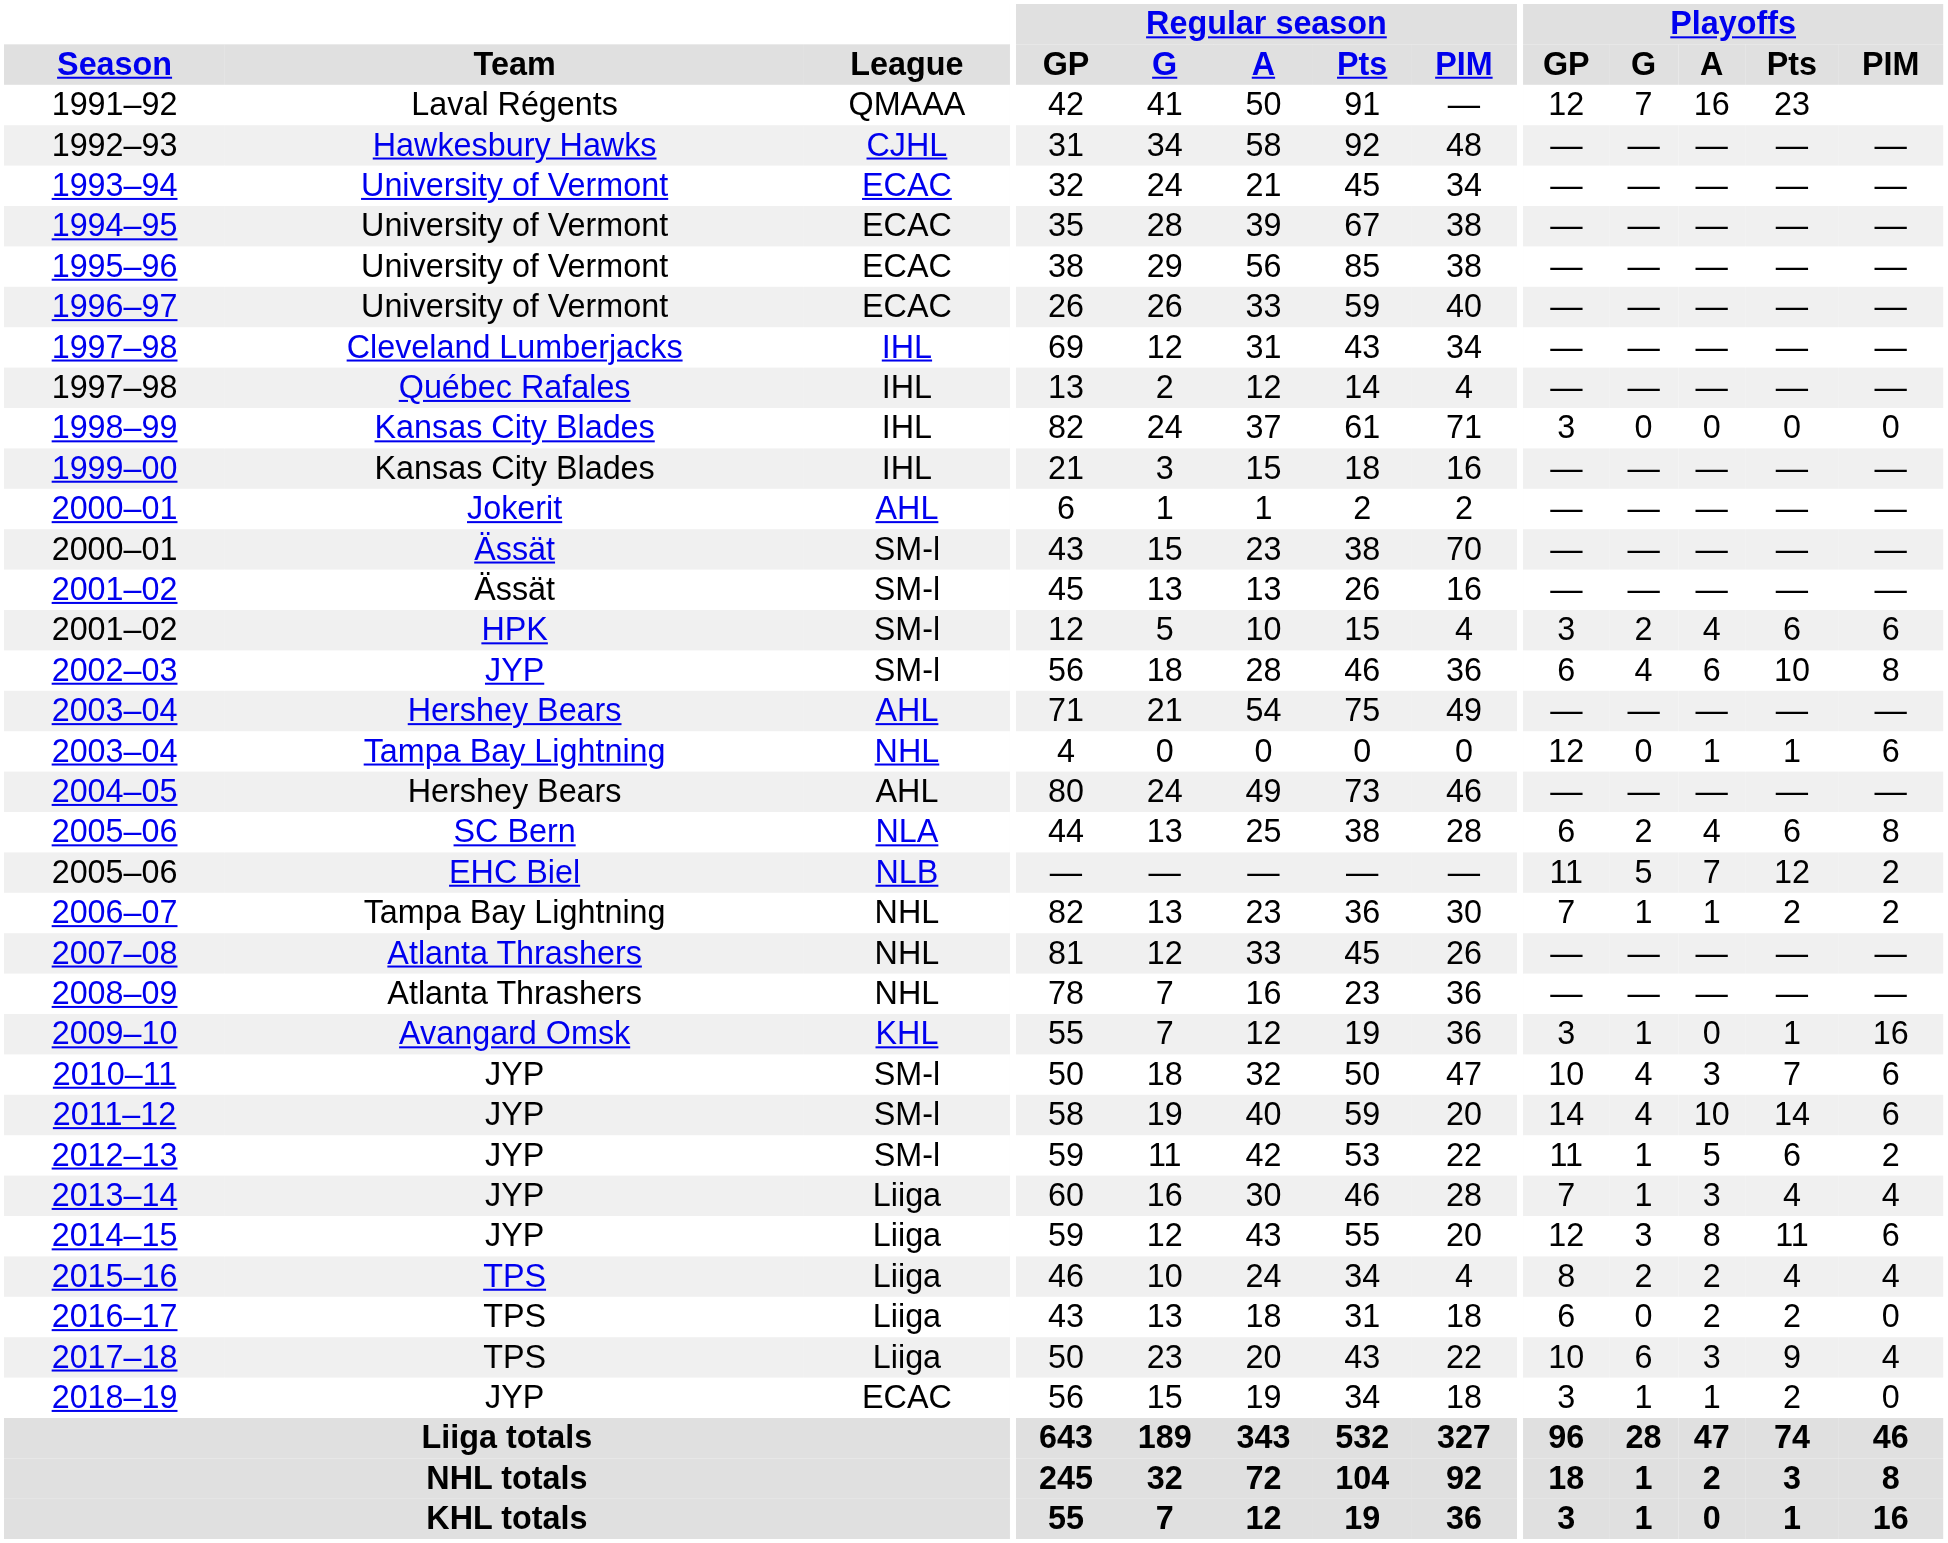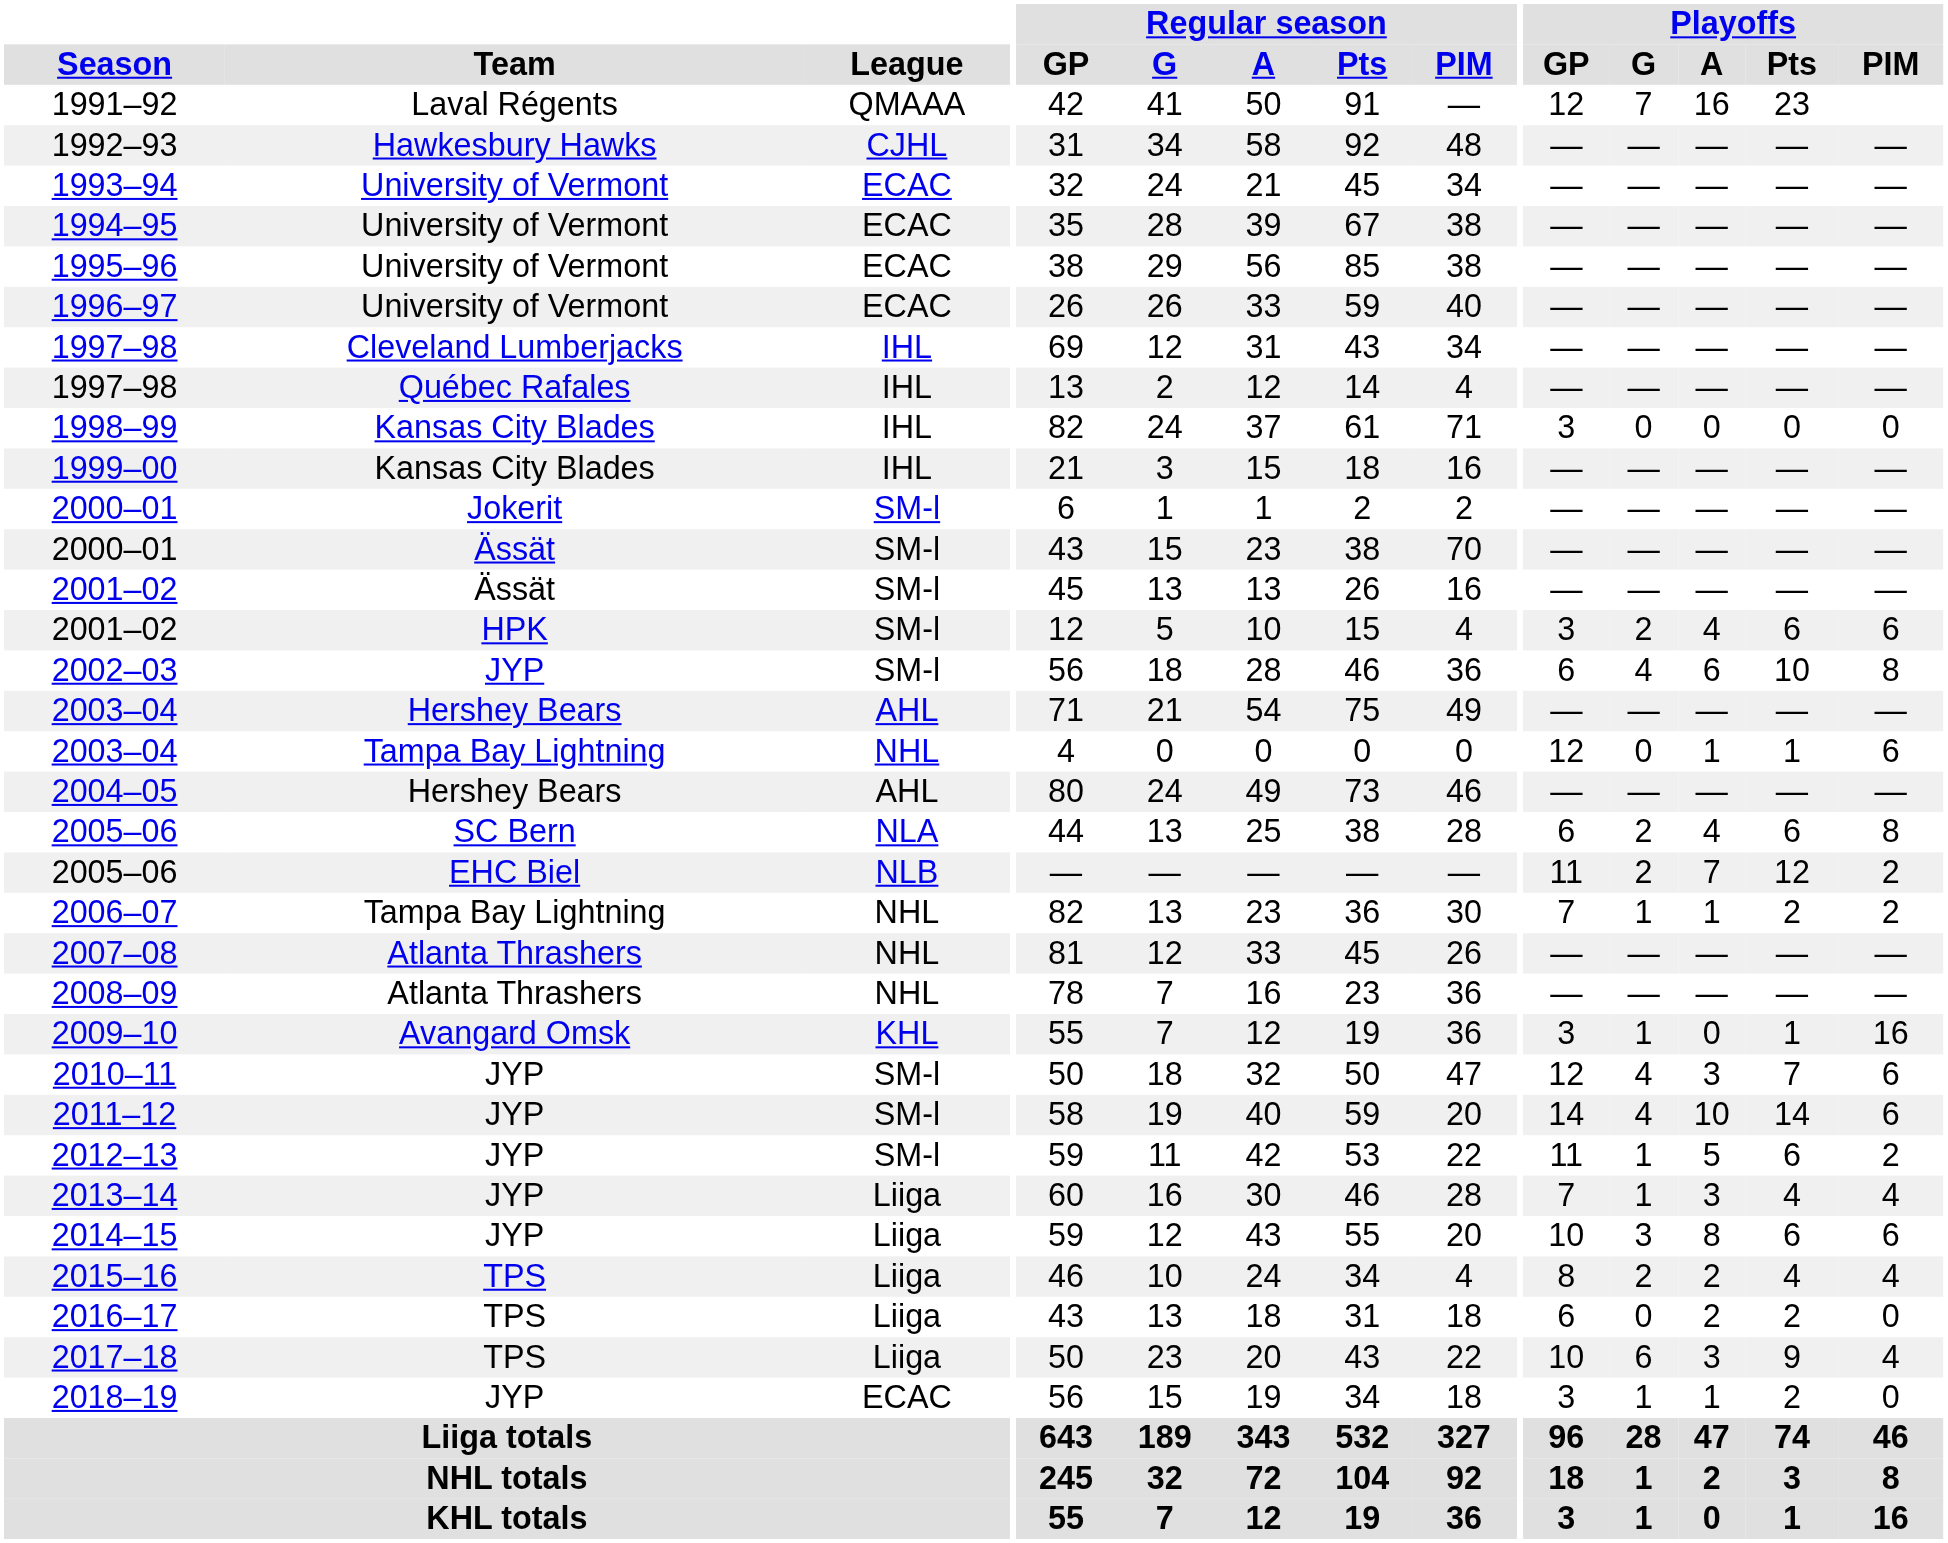(907, 508) AHL -> (907, 508) SM-l
(1644, 872) 5 -> (1644, 872) 2
(1566, 1074) 10 -> (1566, 1074) 12
(1566, 1235) 12 -> (1566, 1235) 10
(1792, 1235) 11 -> (1792, 1235) 6
